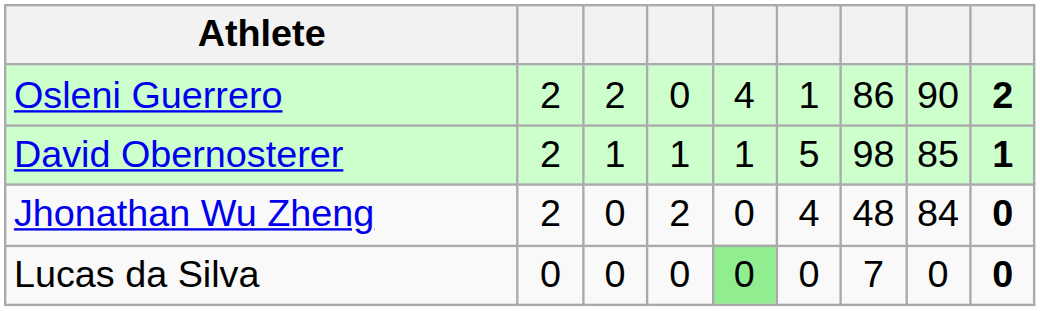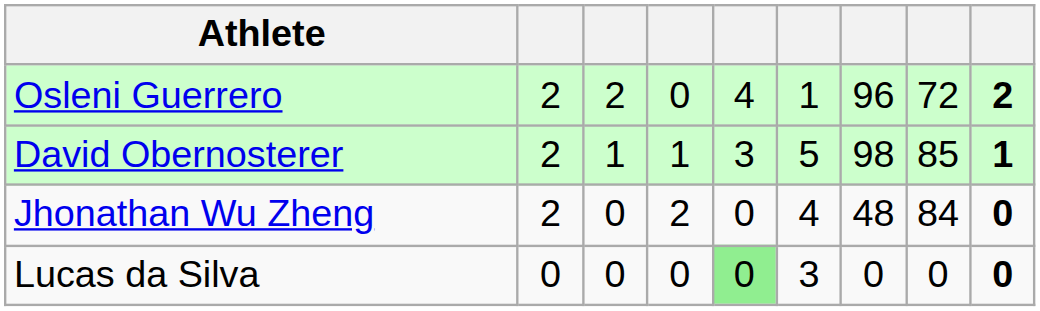(873, 94) 86 -> (873, 94) 96
(938, 94) 90 -> (938, 94) 72
(744, 154) 1 -> (744, 154) 3
(809, 273) 0 -> (809, 273) 3
(874, 273) 7 -> (874, 273) 0
